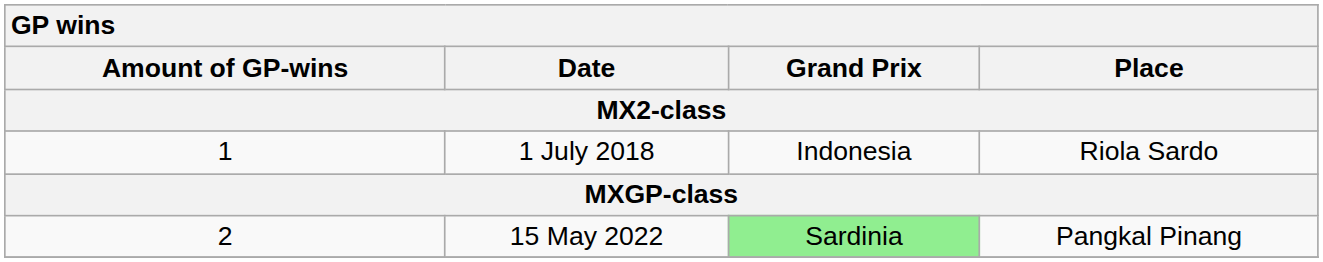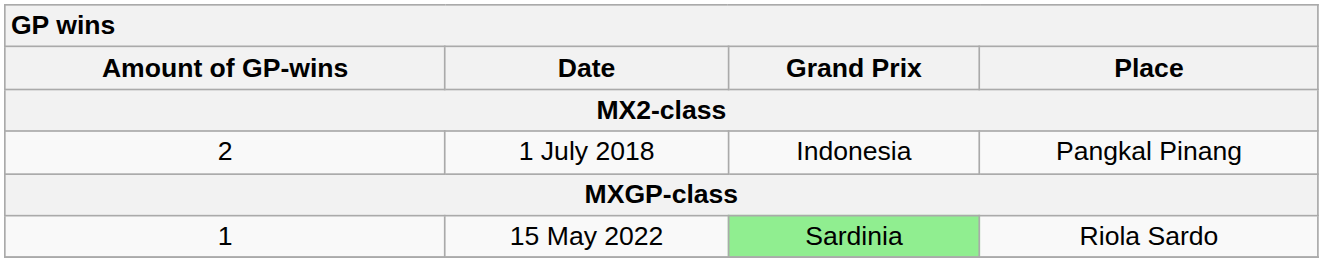(225, 151) 1 -> (225, 151) 2
(1149, 151) Riola Sardo -> (1149, 151) Pangkal Pinang
(225, 236) 2 -> (225, 236) 1
(1149, 236) Pangkal Pinang -> (1149, 236) Riola Sardo
